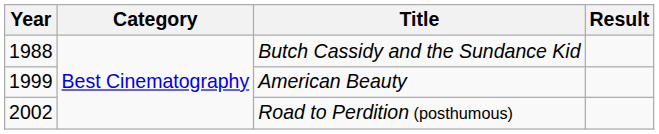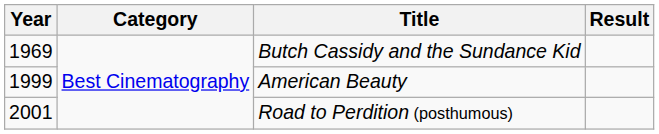(31, 50) 1988 -> (31, 50) 1969
(31, 112) 2002 -> (31, 112) 2001
